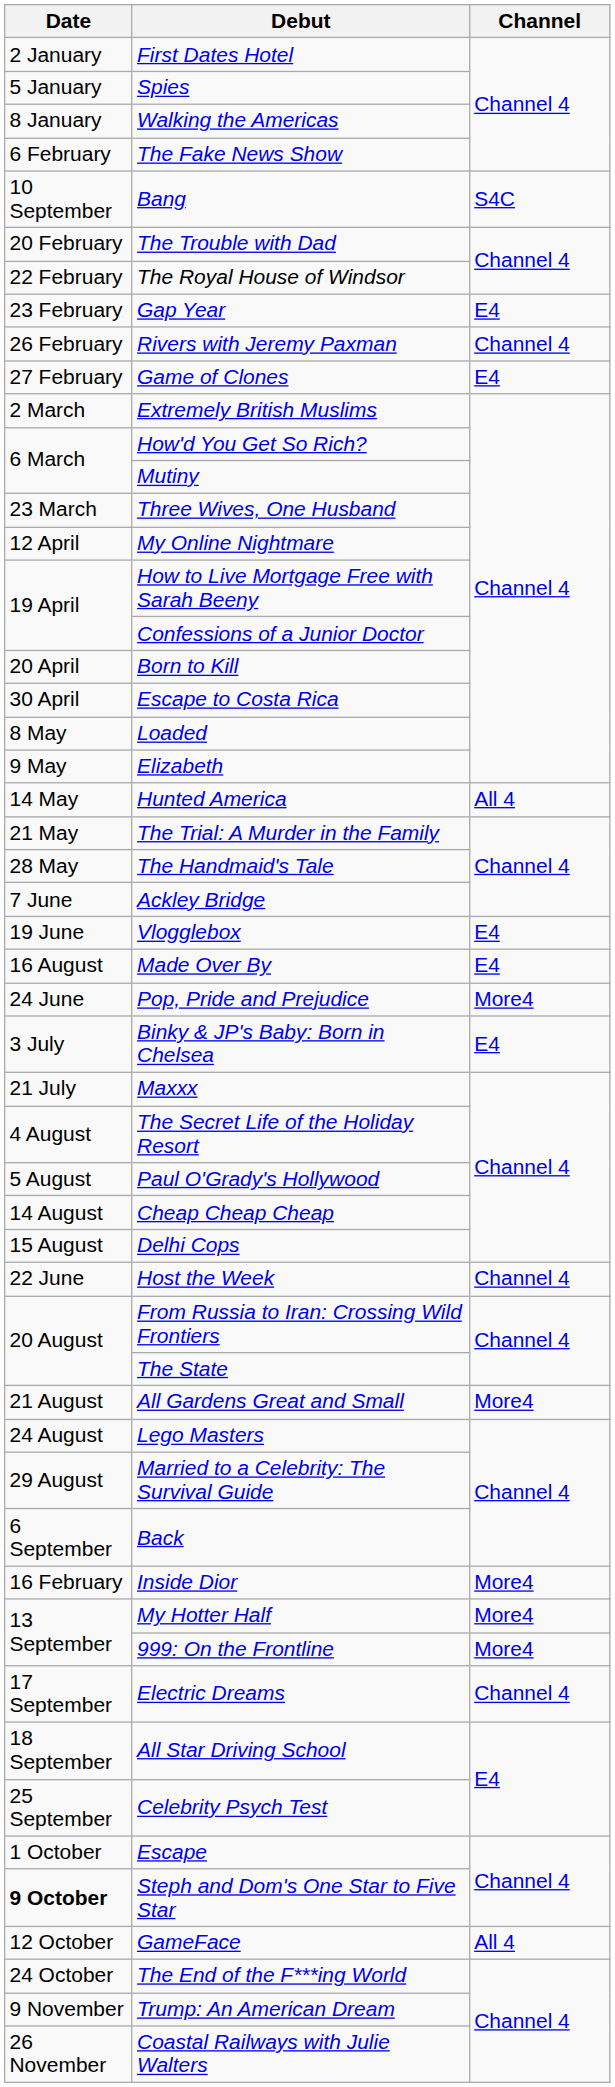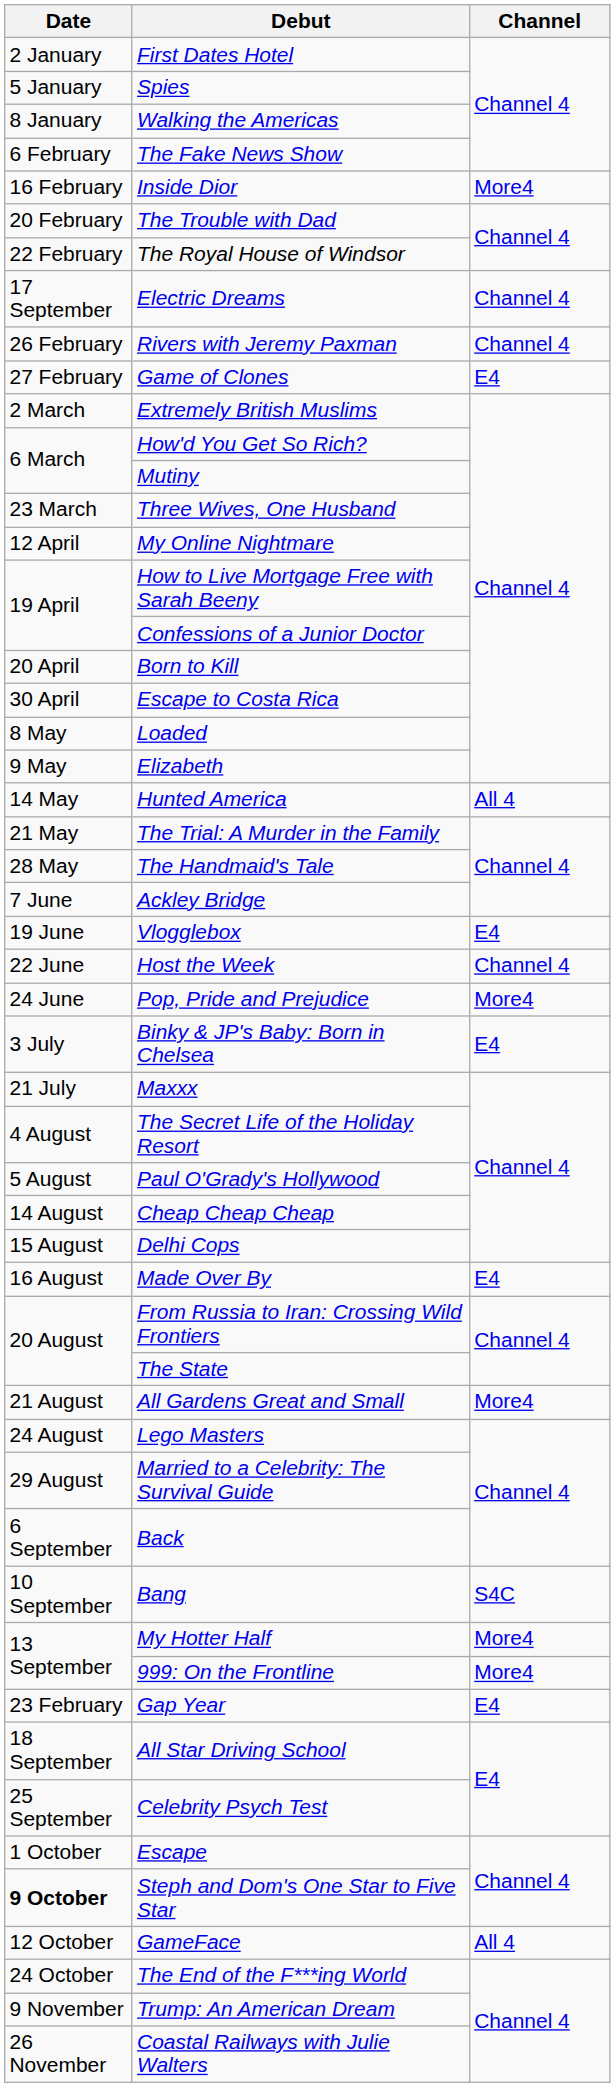rows swapped: (187, 1582) <-> (162, 199)
rows swapped: (181, 310) <-> (211, 1693)
rows swapped: (206, 1278) <-> (204, 965)
